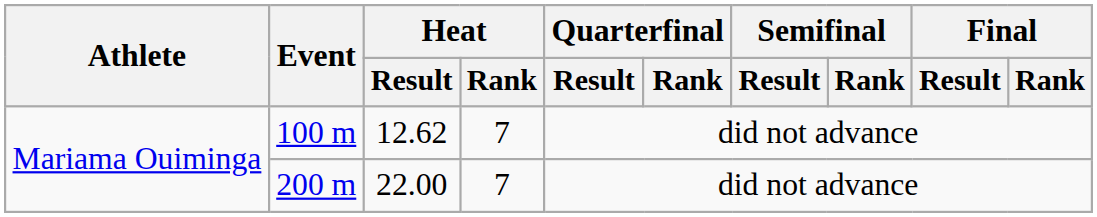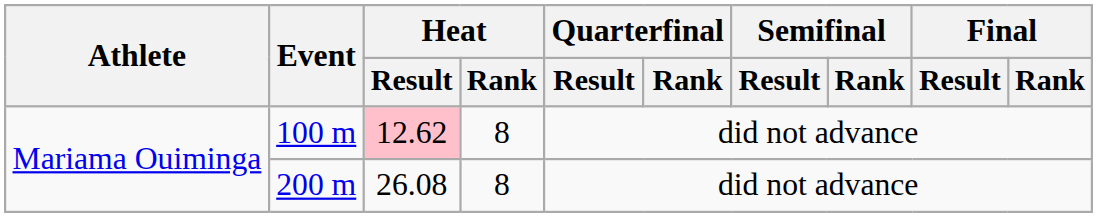(412, 132) no background -> (412, 132) pink background
(502, 132) 7 -> (502, 132) 8
(412, 184) 22.00 -> (412, 184) 26.08
(502, 184) 7 -> (502, 184) 8
